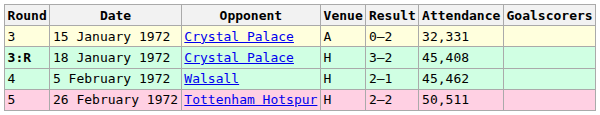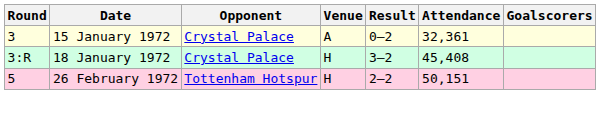(446, 36) 32,331 -> (446, 36) 32,361
(19, 57) bold -> (19, 57) normal
- row: (112, 79)
(446, 100) 50,511 -> (446, 79) 50,151
